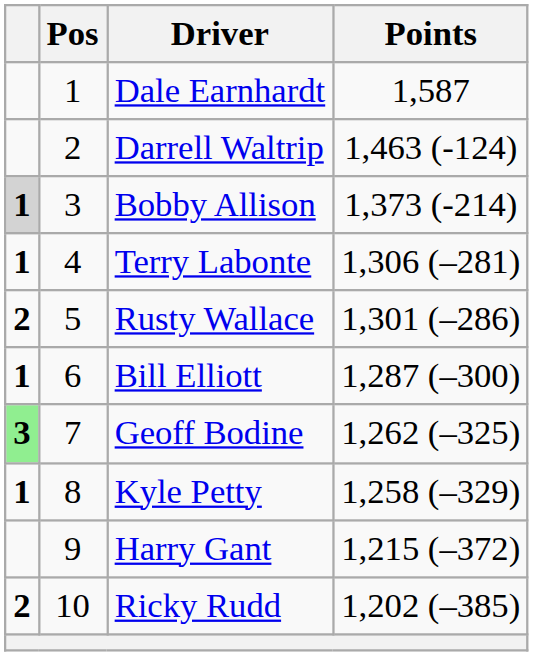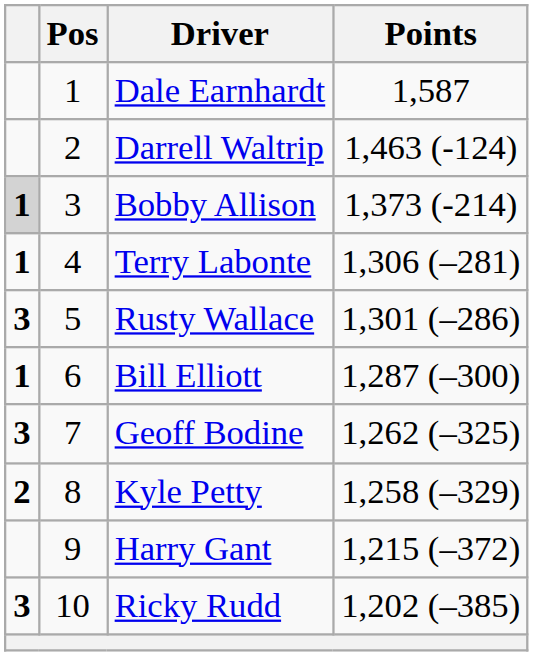(22, 318) 2 -> (22, 318) 3
(22, 433) lightgreen background -> (22, 433) no background
(22, 490) 1 -> (22, 490) 2
(22, 604) 2 -> (22, 604) 3
